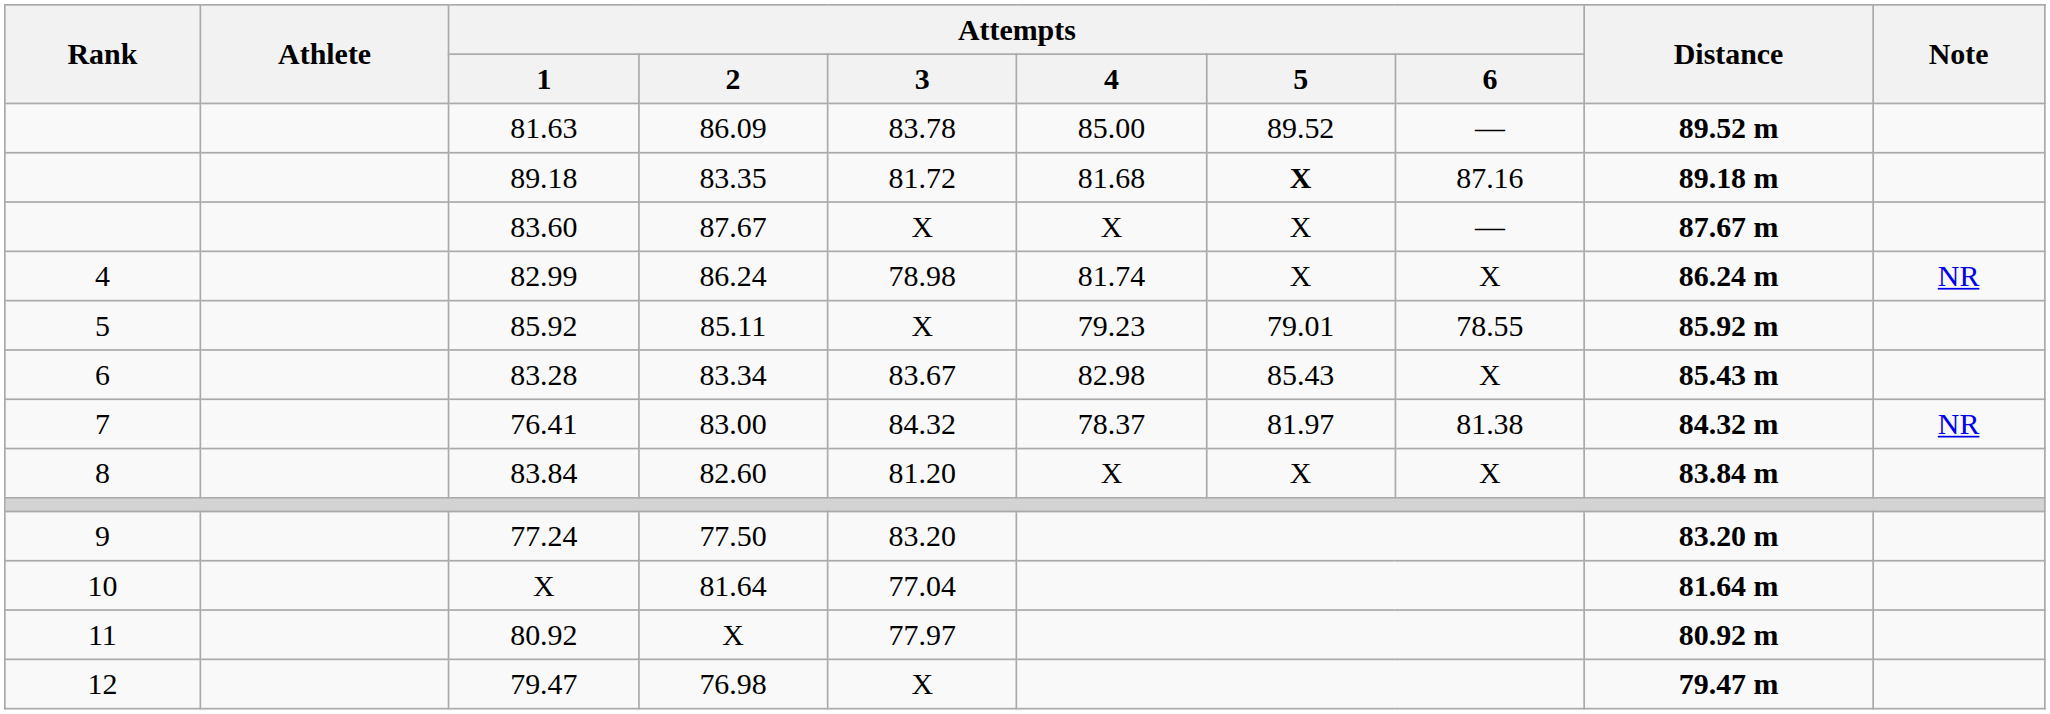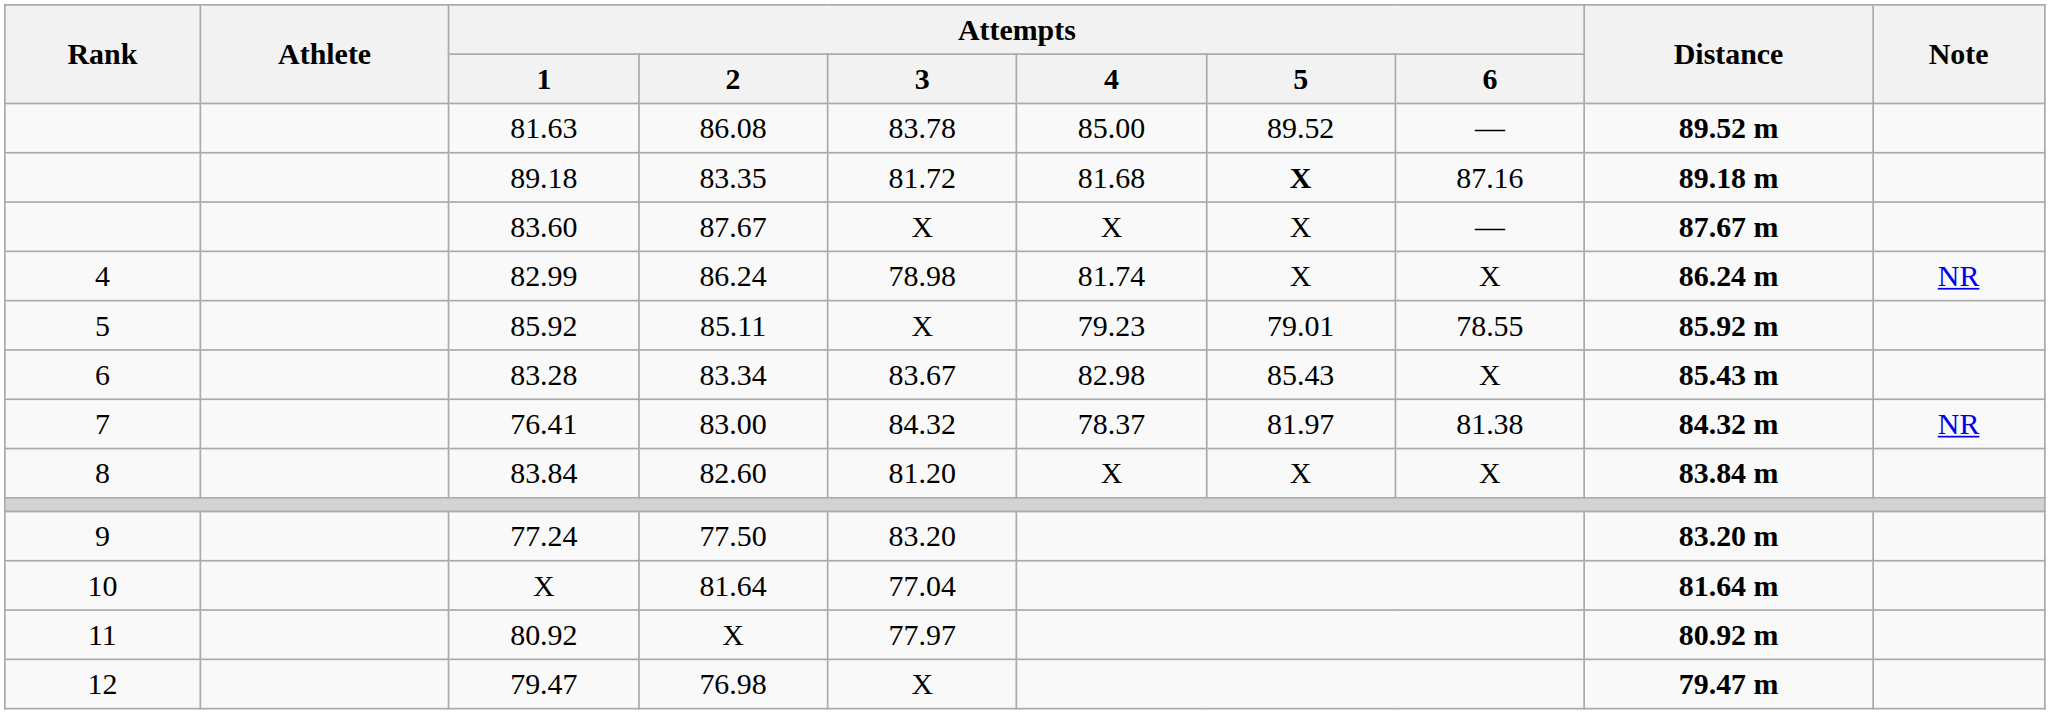(733, 127) 86.09 -> (733, 127) 86.08
